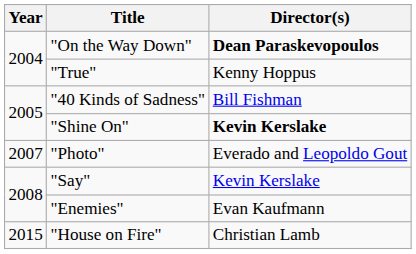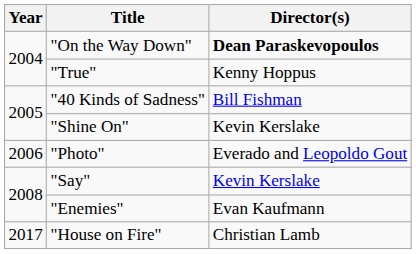(270, 126) bold -> (266, 126) normal
(26, 153) 2007 -> (26, 153) 2006
(26, 235) 2015 -> (26, 235) 2017
